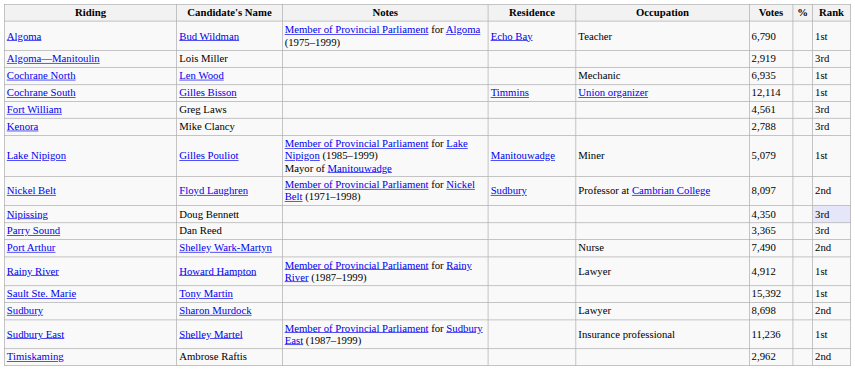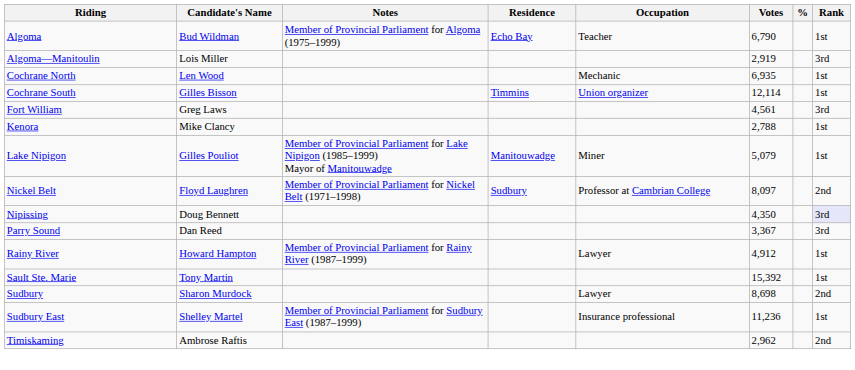(822, 127) 3rd -> (821, 127) 1st
(764, 231) 3,365 -> (764, 231) 3,367
- row: (31, 248)
